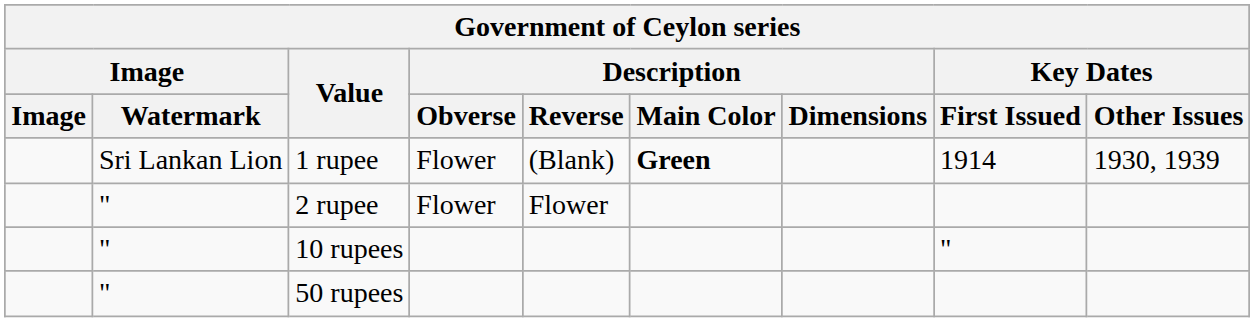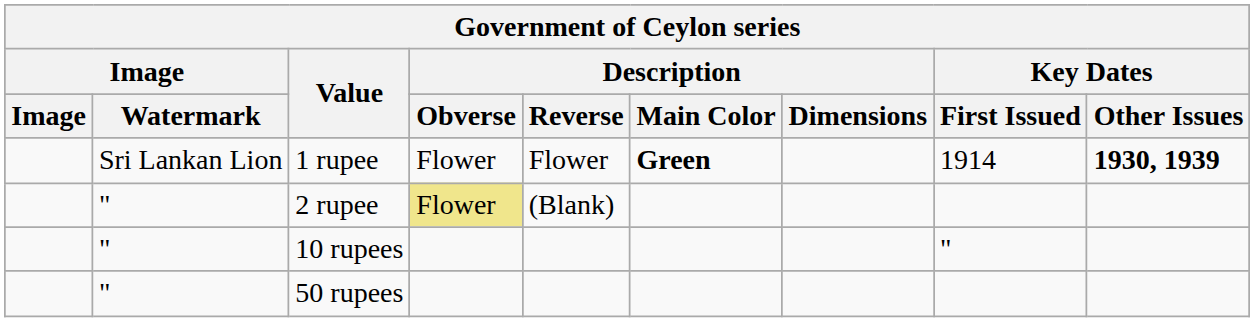(572, 159) (Blank) -> (568, 159) Flower
(1157, 159) normal -> (1157, 159) bold
(456, 204) no background -> (456, 204) khaki background
(568, 204) Flower -> (572, 204) (Blank)
